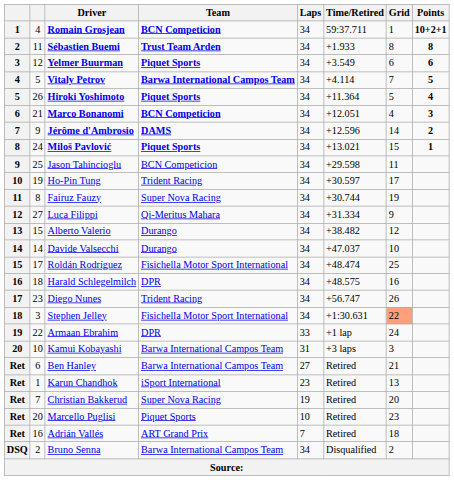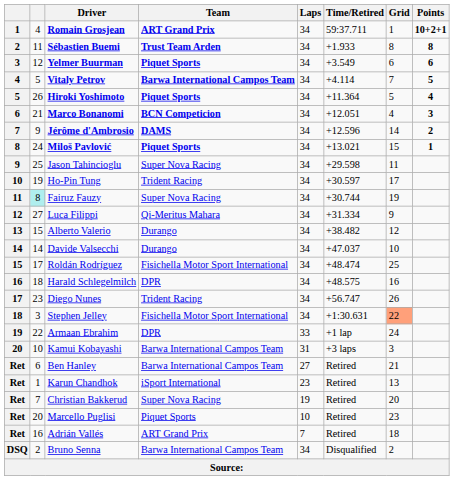(181, 29) BCN Competicion -> (178, 29) ART Grand Prix
(179, 163) BCN Competicion -> (181, 163) Super Nova Racing
(38, 197) no background -> (38, 197) paleturquoise background
